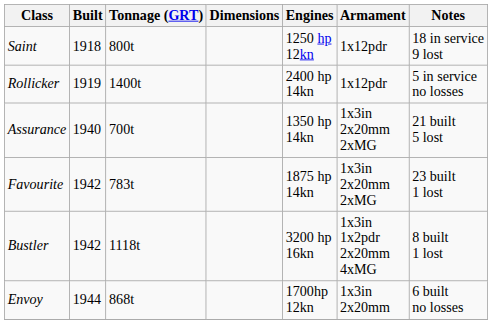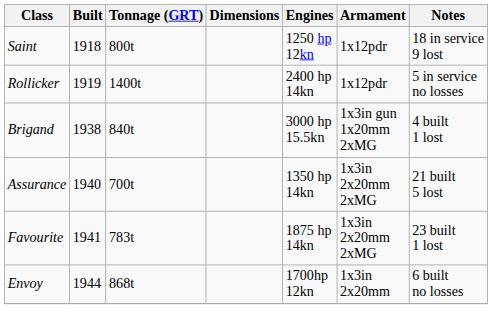+ row: (31, 130)
(87, 184) 1942 -> (87, 238) 1941
- row: (28, 246)
